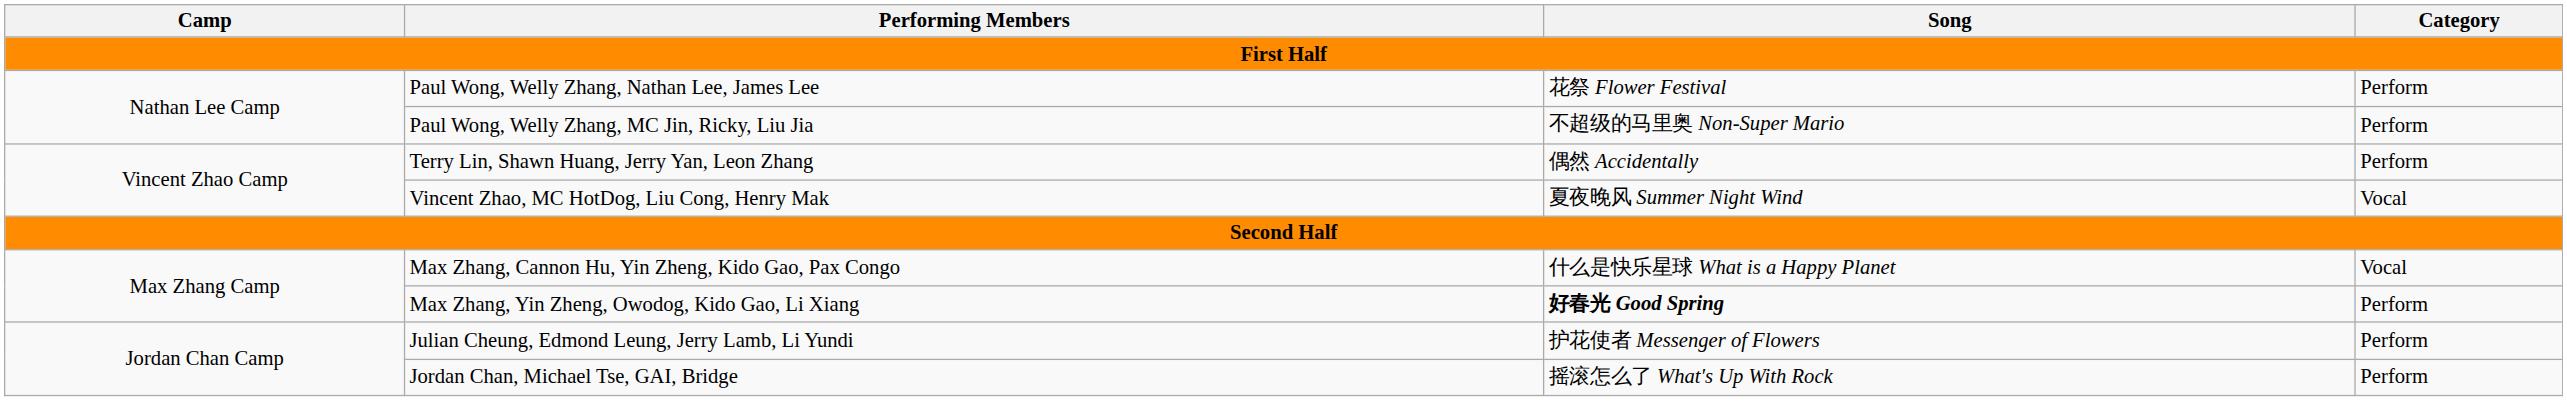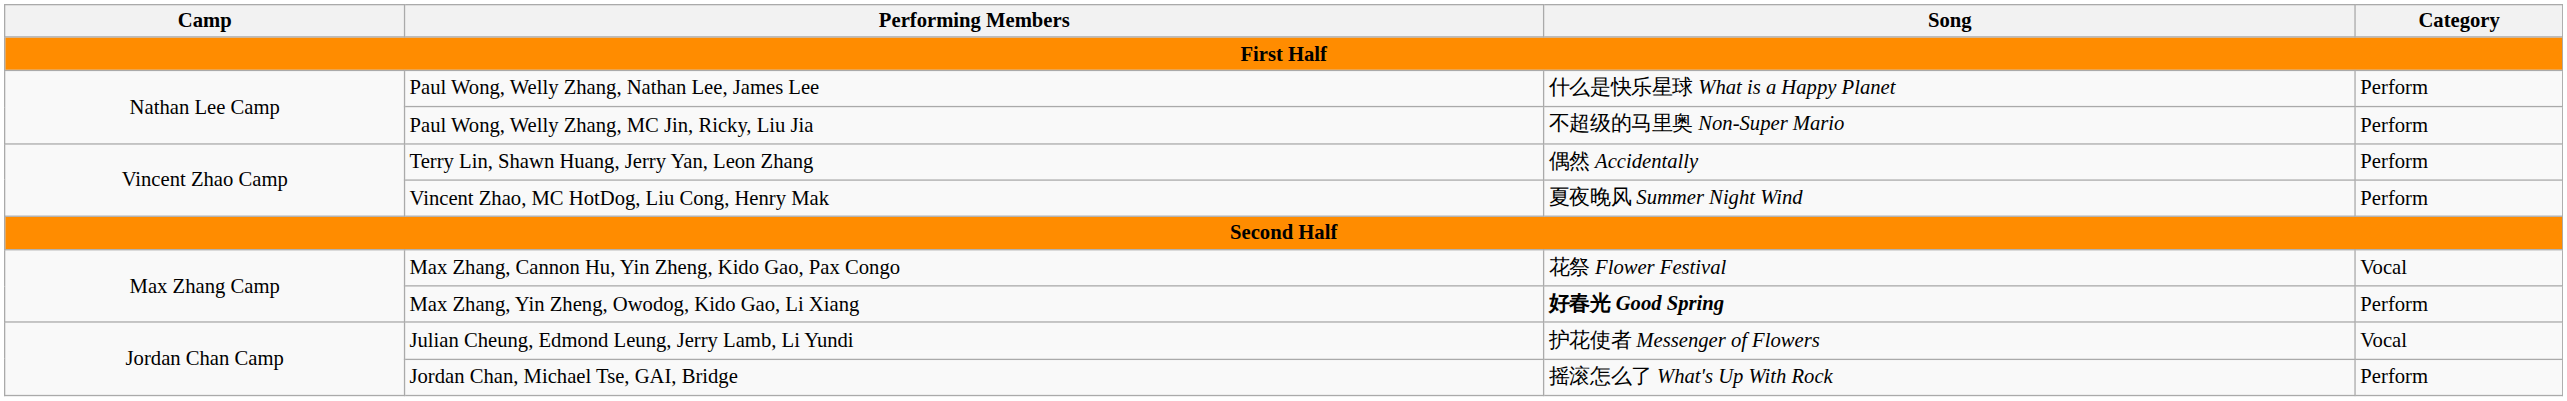(1637, 87) 花祭 Flower Festival -> (1722, 87) 什么是快乐星球 What is a Happy Planet
(2384, 198) Vocal -> (2394, 198) Perform
(1722, 266) 什么是快乐星球 What is a Happy Planet -> (1637, 266) 花祭 Flower Festival
(2394, 340) Perform -> (2384, 340) Vocal
